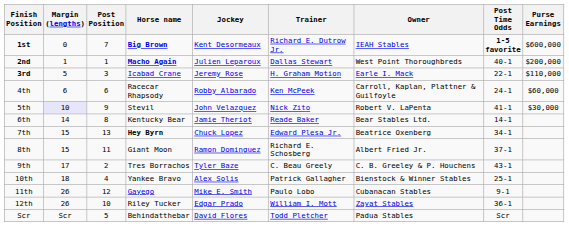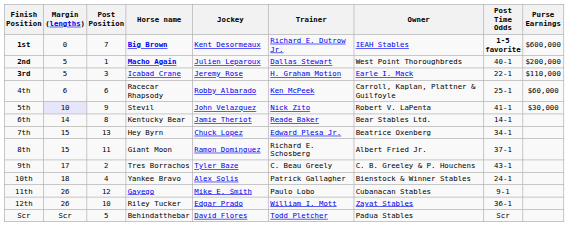(65, 61) 1 -> (65, 61) 5
(503, 91) 24-1 -> (503, 91) 25-1
(145, 132) bold -> (145, 132) normal
(503, 178) 25-1 -> (503, 178) 24-1
